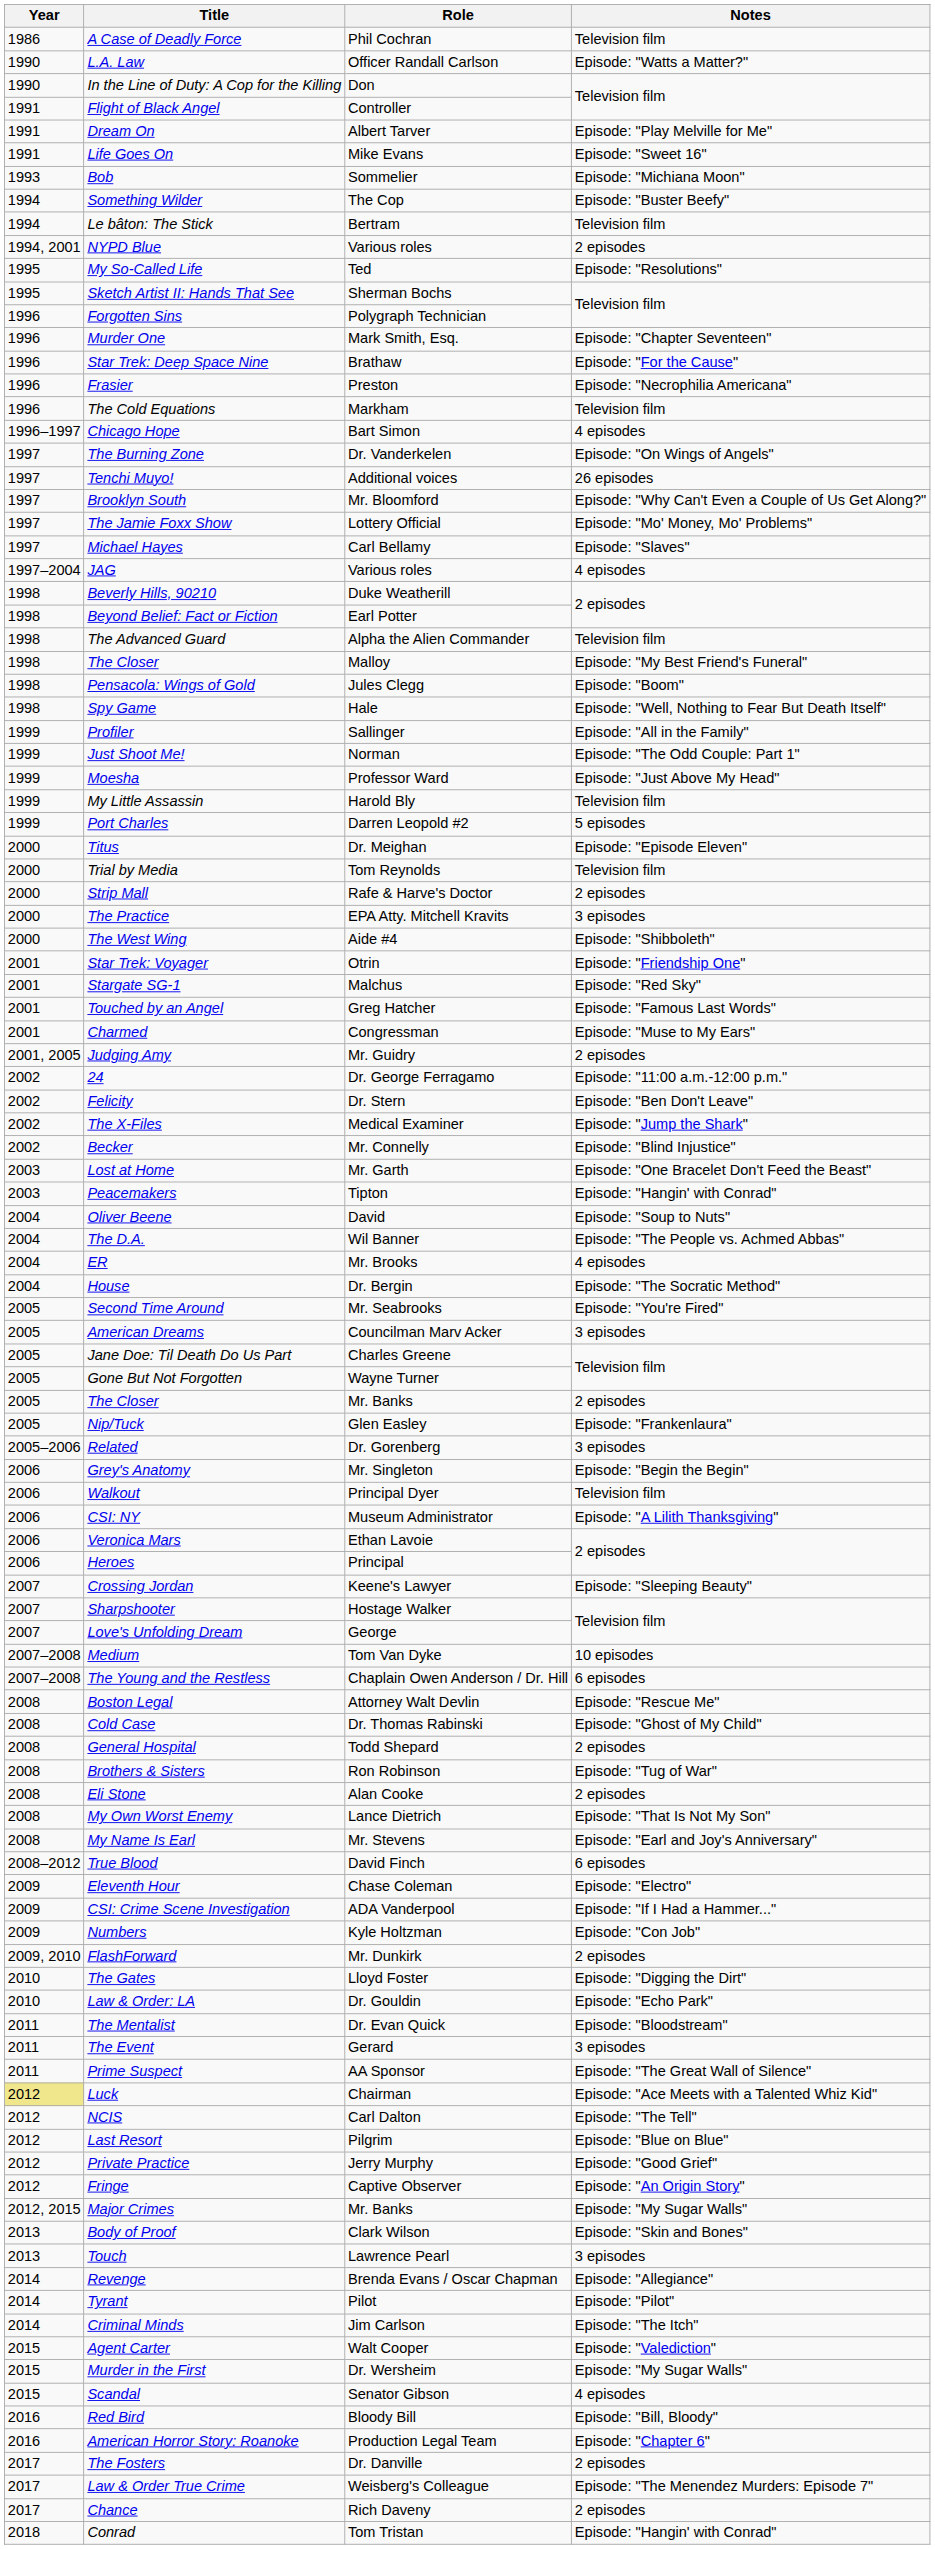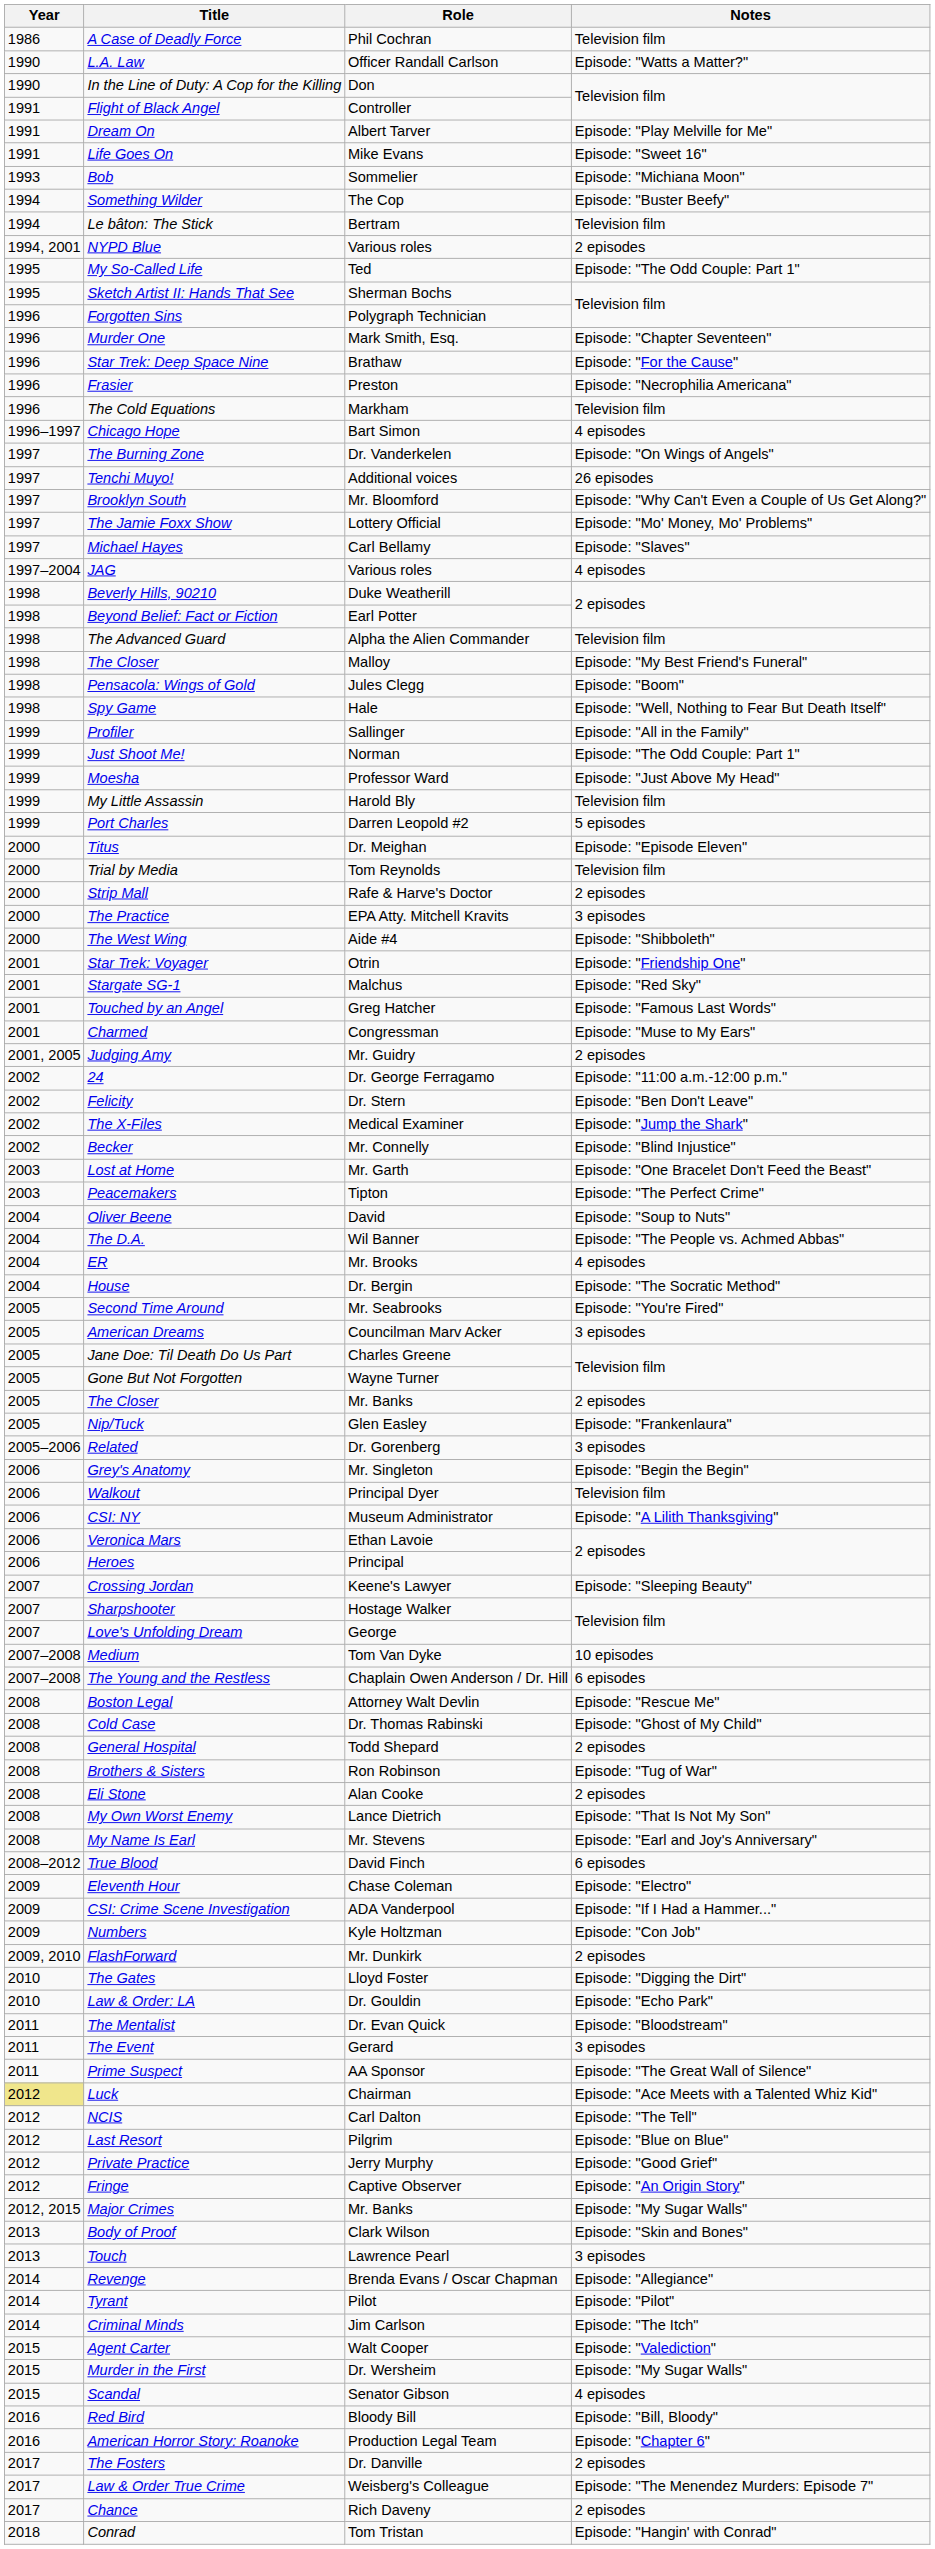(648, 270) Episode: "Resolutions" -> (687, 270) Episode: "The Odd Couple: Part 1"
(676, 1193) Episode: "Hangin' with Conrad" -> (669, 1193) Episode: "The Perfect Crime"
